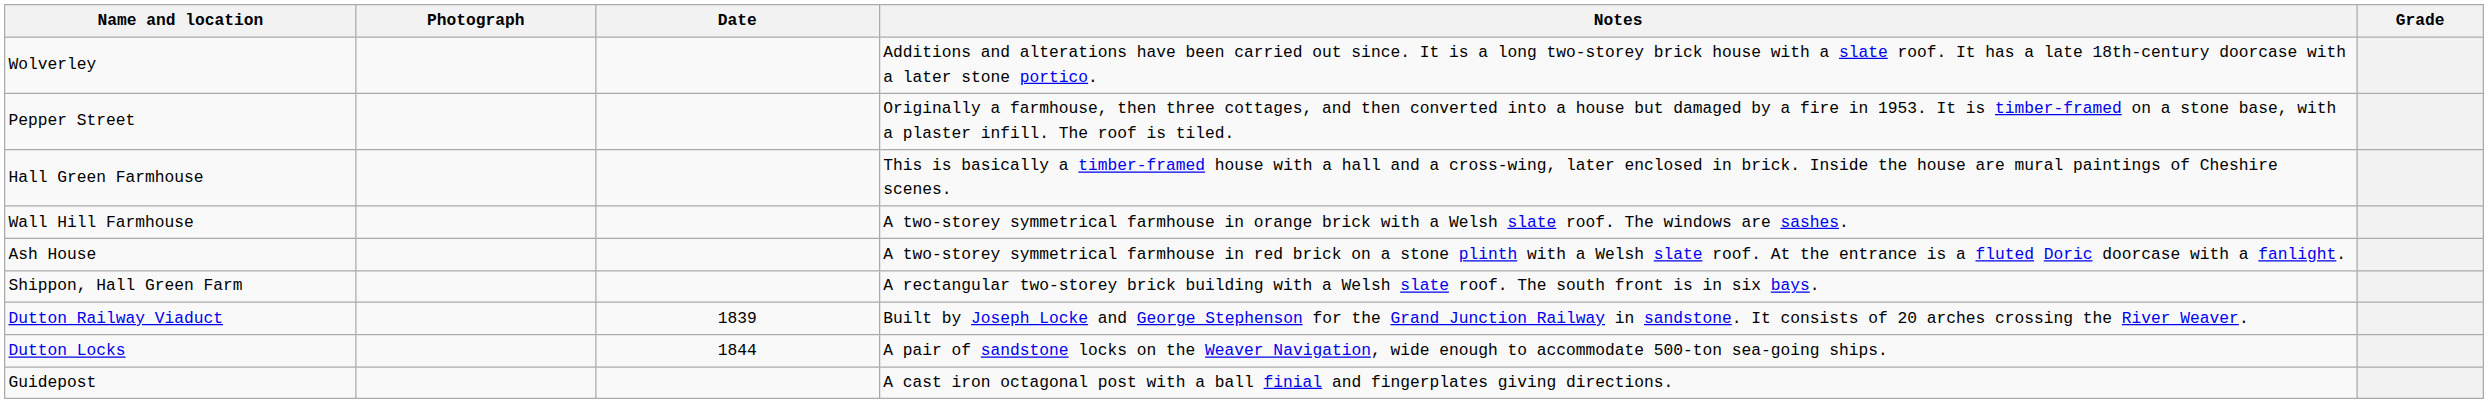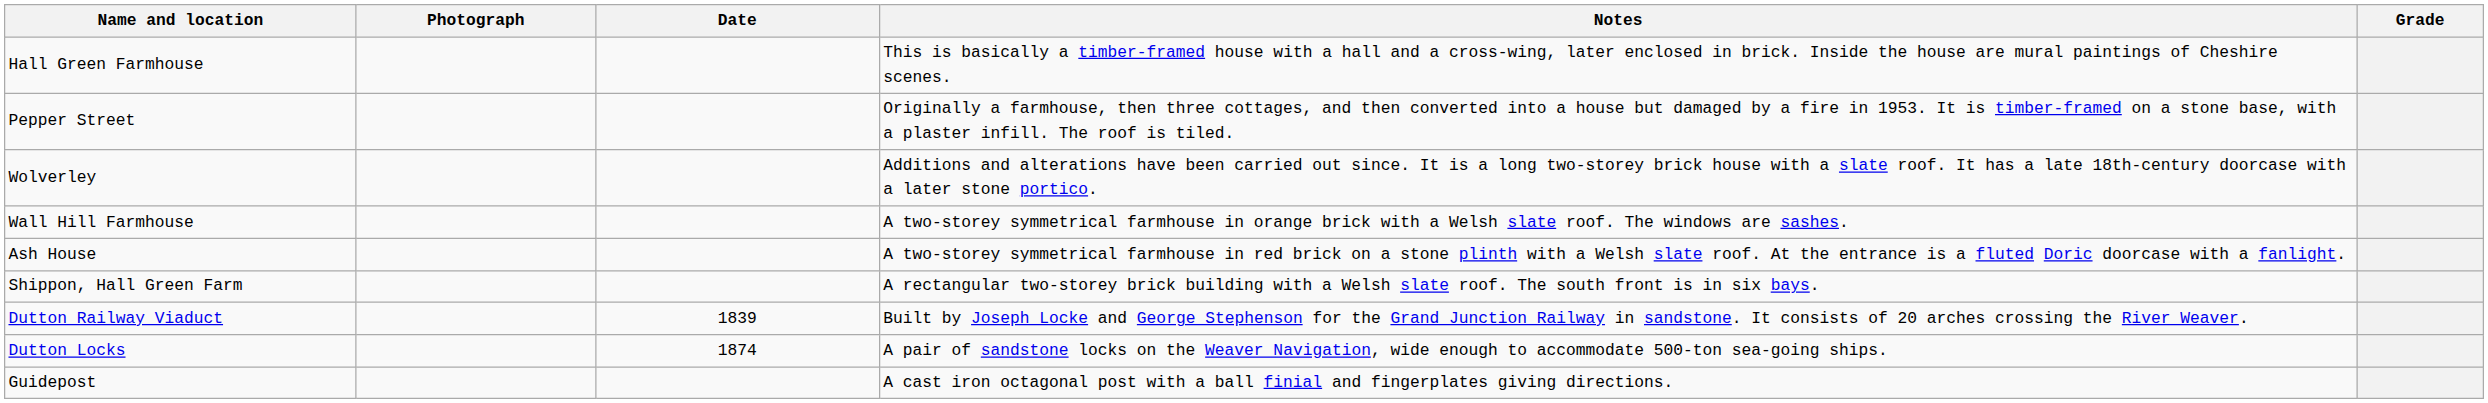rows swapped: (106, 178) <-> (52, 65)
(737, 350) 1844 -> (737, 350) 1874
